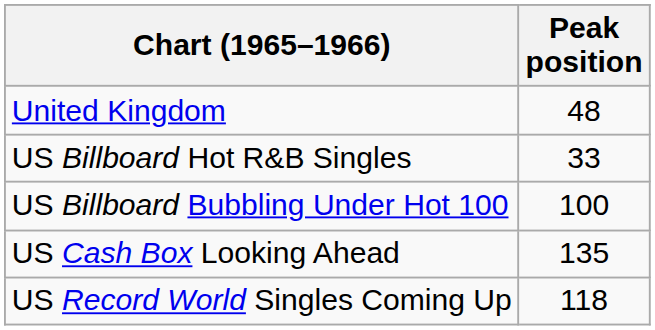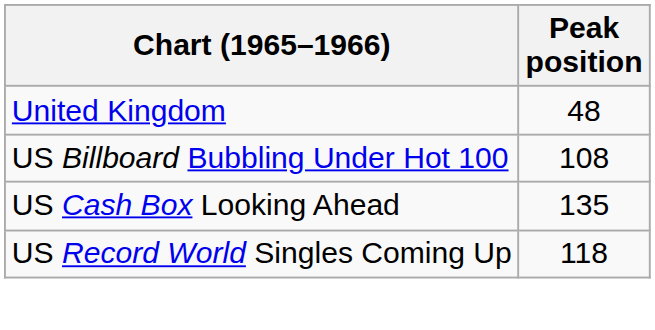- row: (212, 157)
(584, 205) 100 -> (584, 157) 108
